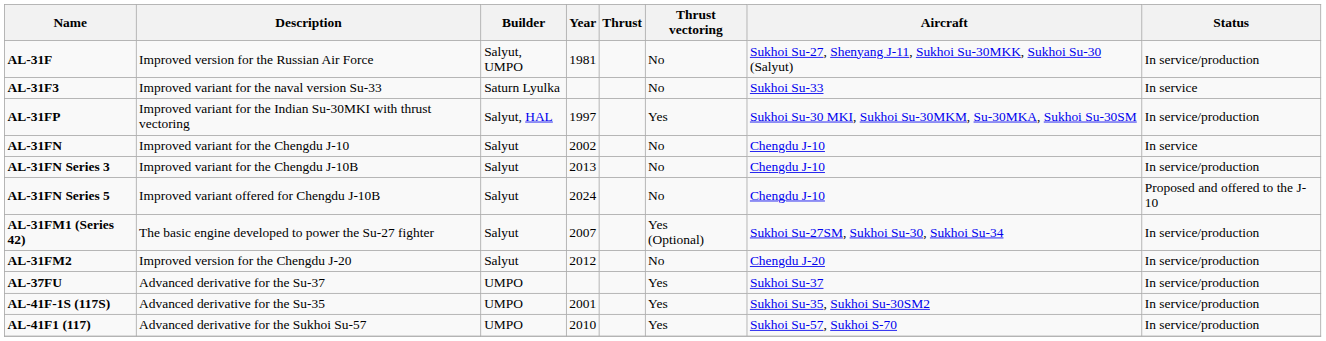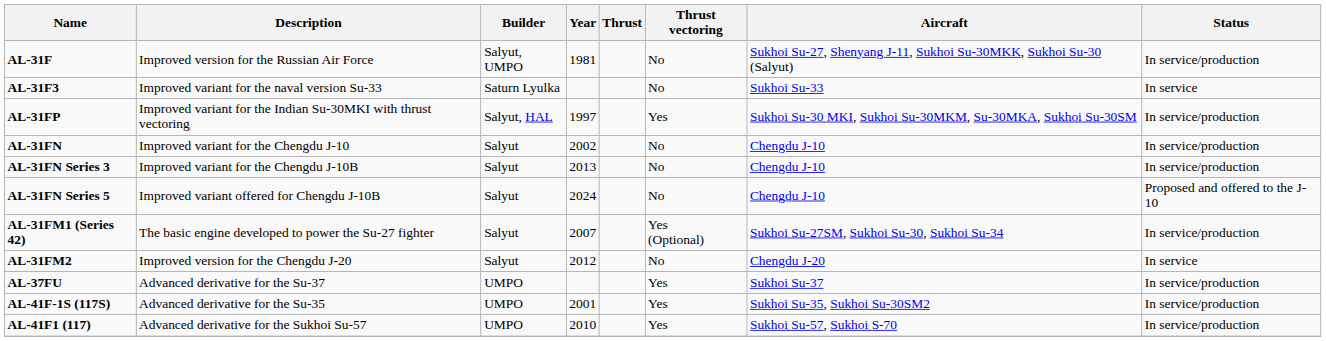(1171, 145) In service -> (1202, 145) In service/production
(1202, 261) In service/production -> (1171, 261) In service
